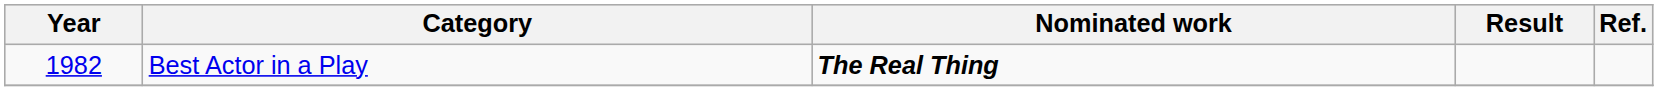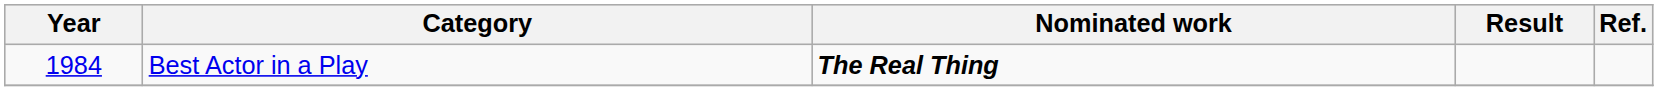(74, 64) 1982 -> (74, 64) 1984
